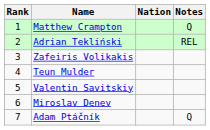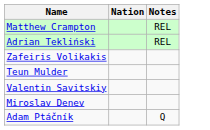- column: (18, 12)
(189, 27) Q -> (163, 27) REL
